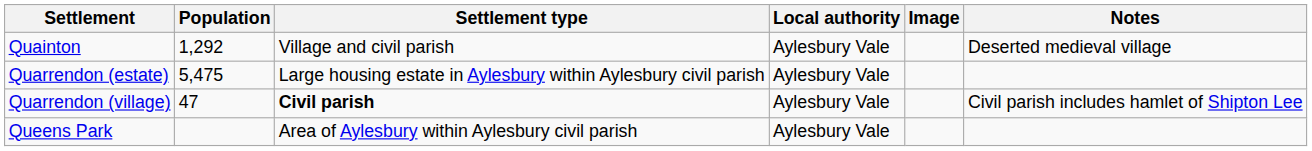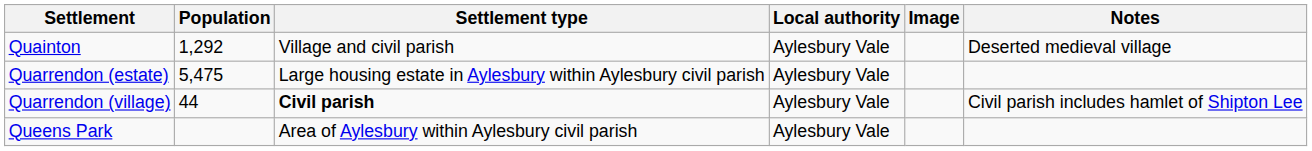(189, 103) 47 -> (189, 103) 44
